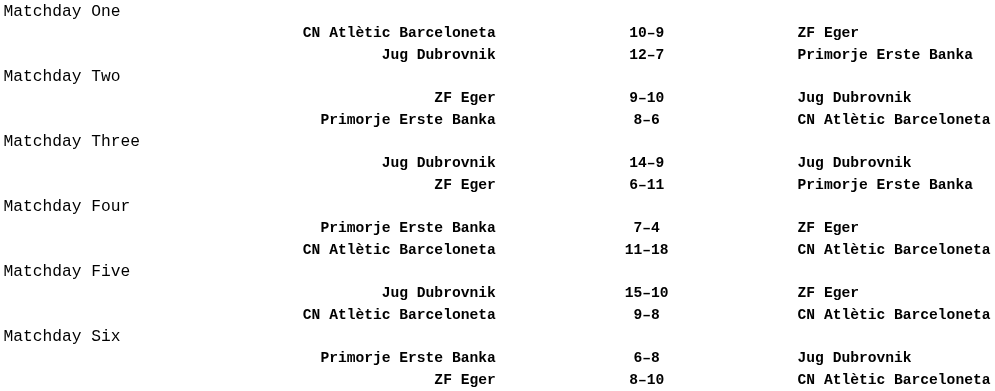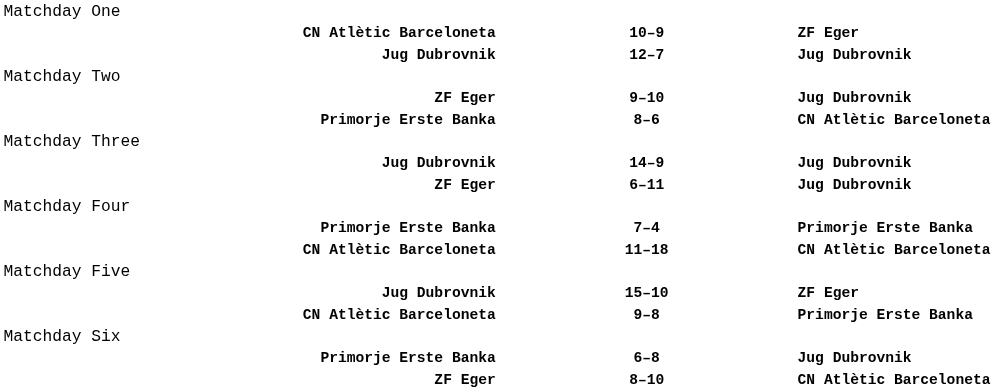(885, 55) Primorje Erste Banka -> (855, 55) Jug Dubrovnik
(885, 185) Primorje Erste Banka -> (855, 185) Jug Dubrovnik
(828, 228) ZF Eger -> (885, 228) Primorje Erste Banka
(894, 315) CN Atlètic Barceloneta -> (885, 315) Primorje Erste Banka
